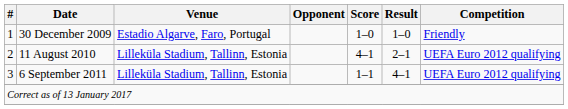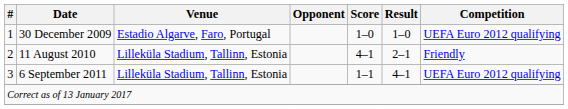(444, 34) Friendly -> (492, 34) UEFA Euro 2012 qualifying
(492, 54) UEFA Euro 2012 qualifying -> (444, 54) Friendly
